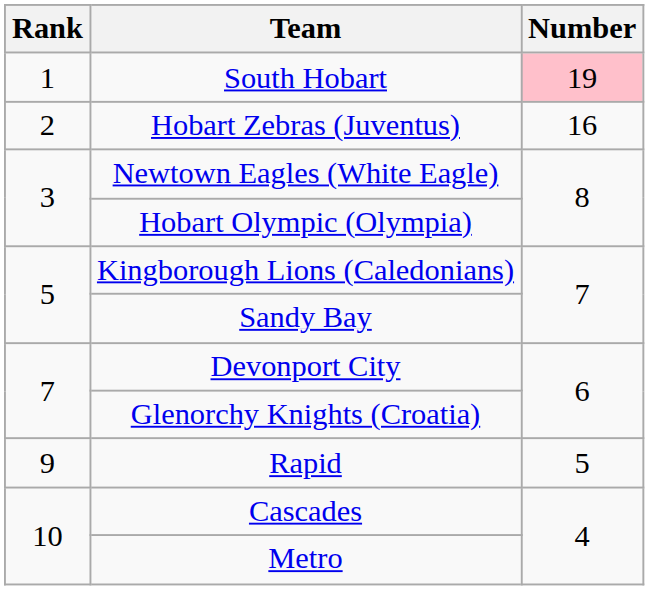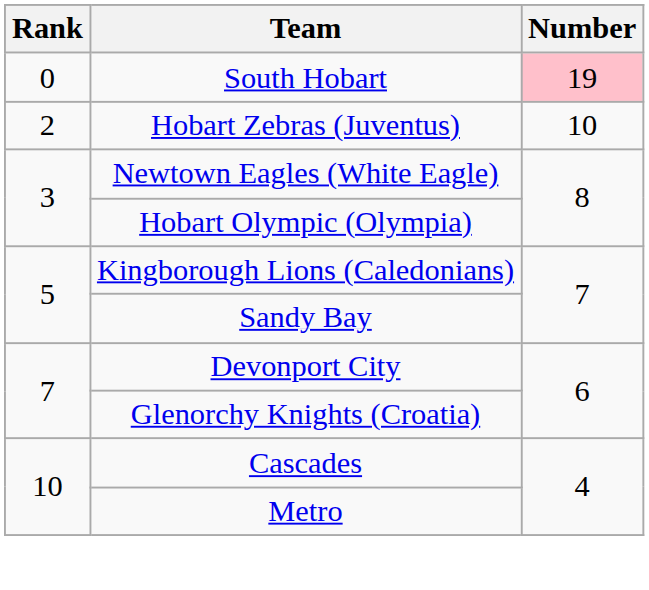(47, 76) 1 -> (47, 76) 0
(582, 125) 16 -> (582, 125) 10
- row: (306, 462)
